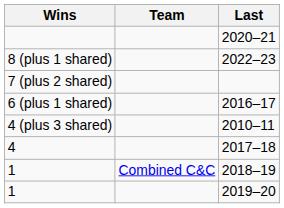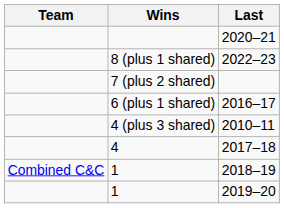columns swapped: (167, 15) <-> (60, 15)
